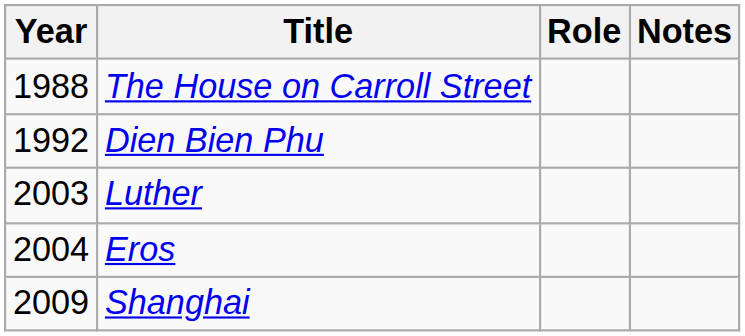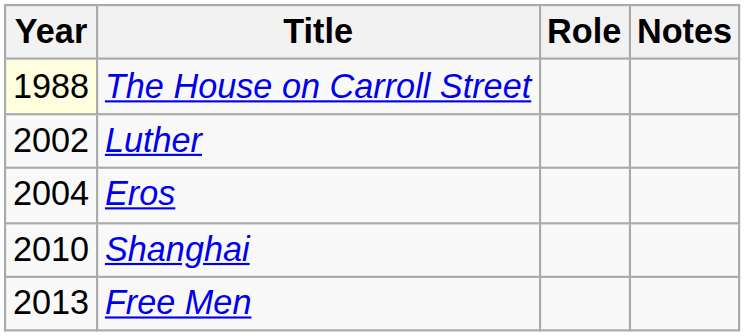(51, 85) no background -> (51, 85) lightyellow background
- row: (214, 140)
(51, 194) 2003 -> (51, 140) 2002
(51, 303) 2009 -> (51, 248) 2010
+ row: (178, 303)
